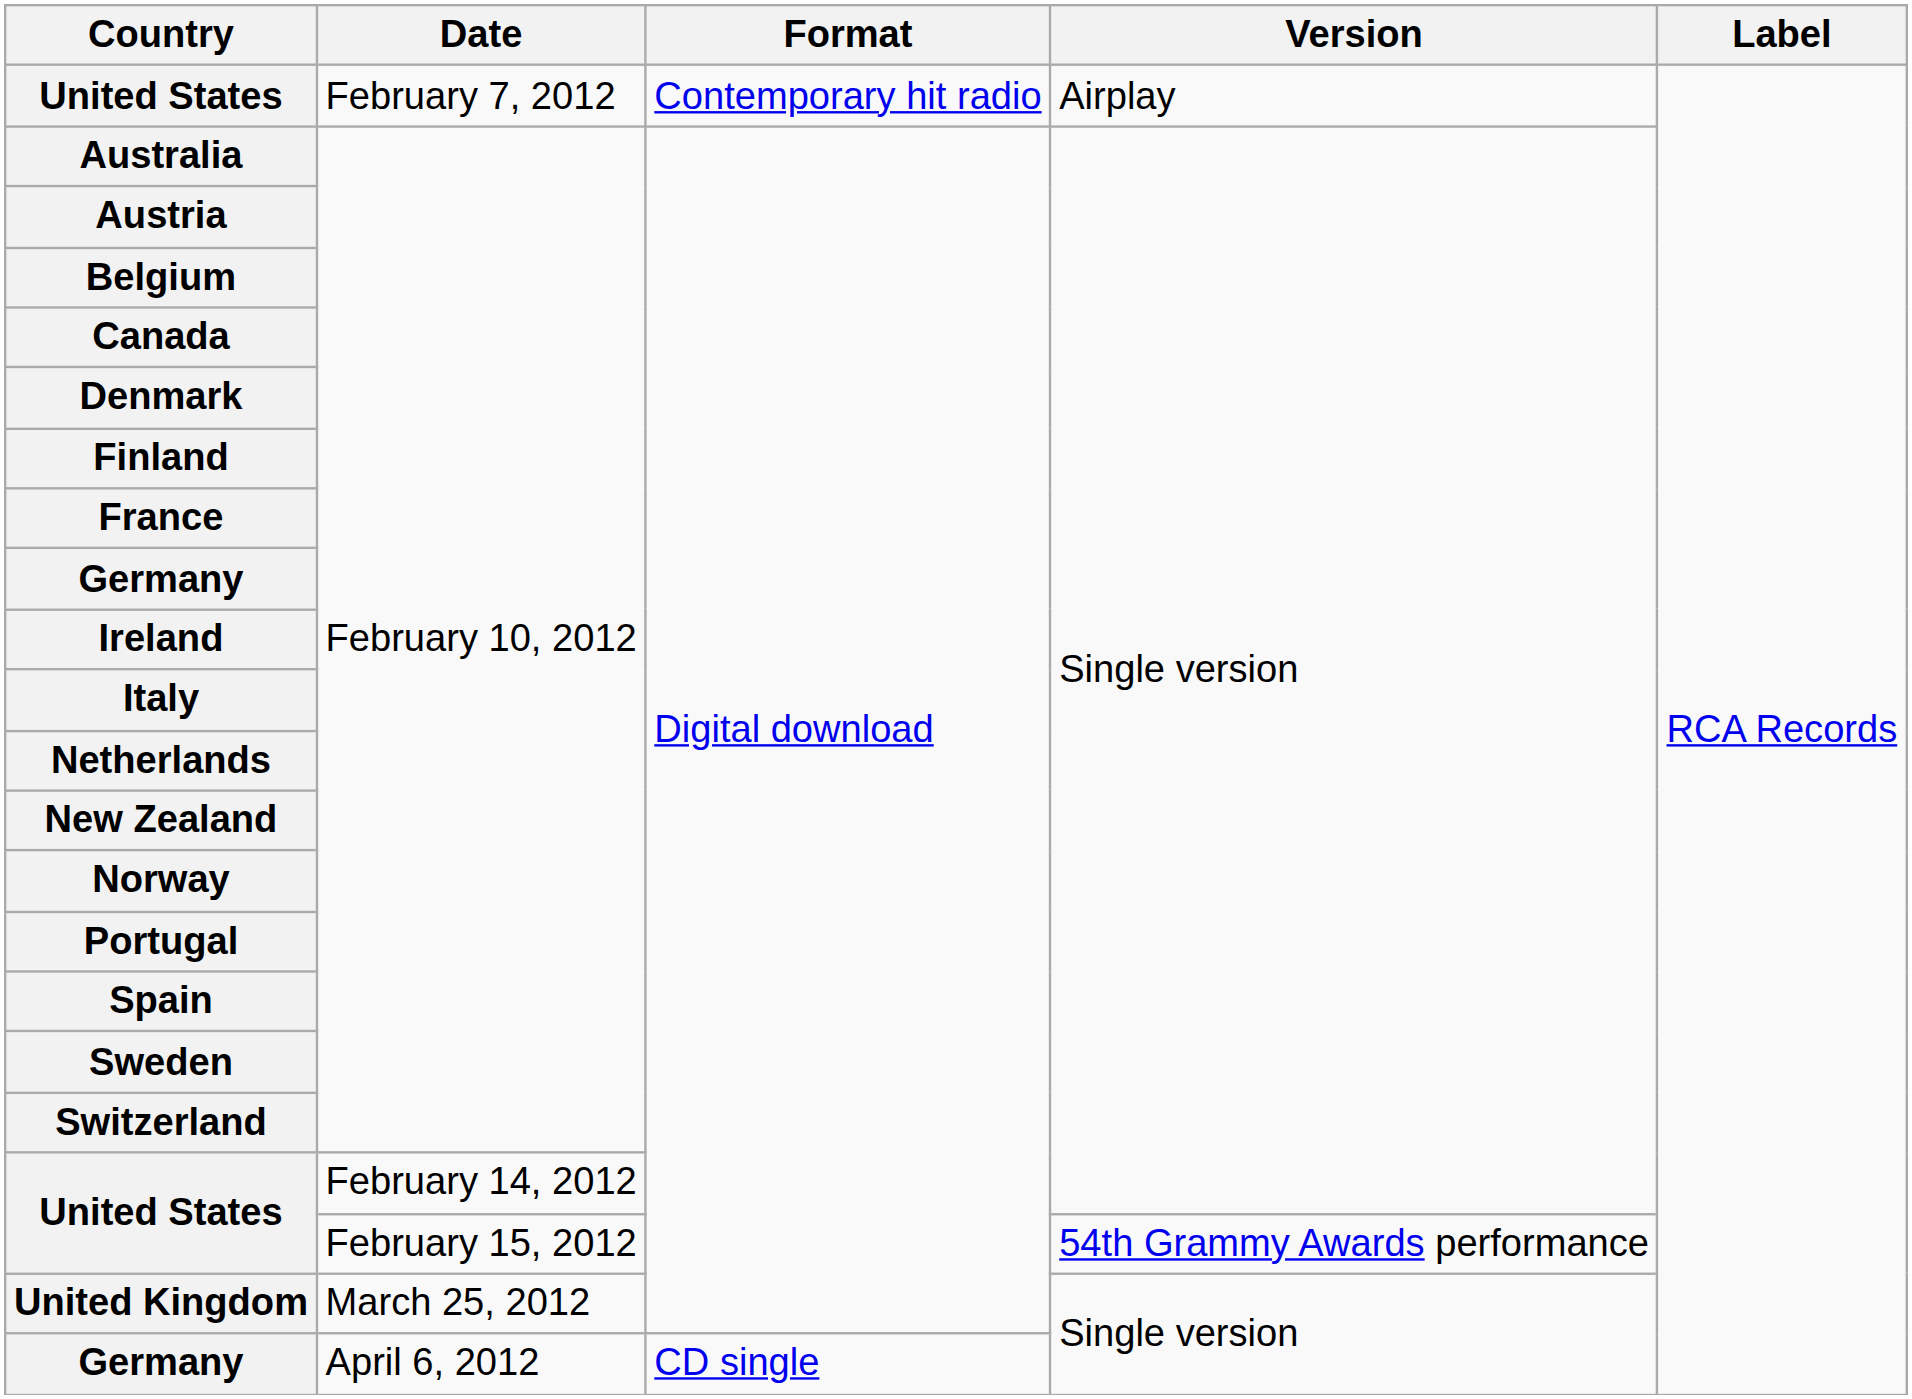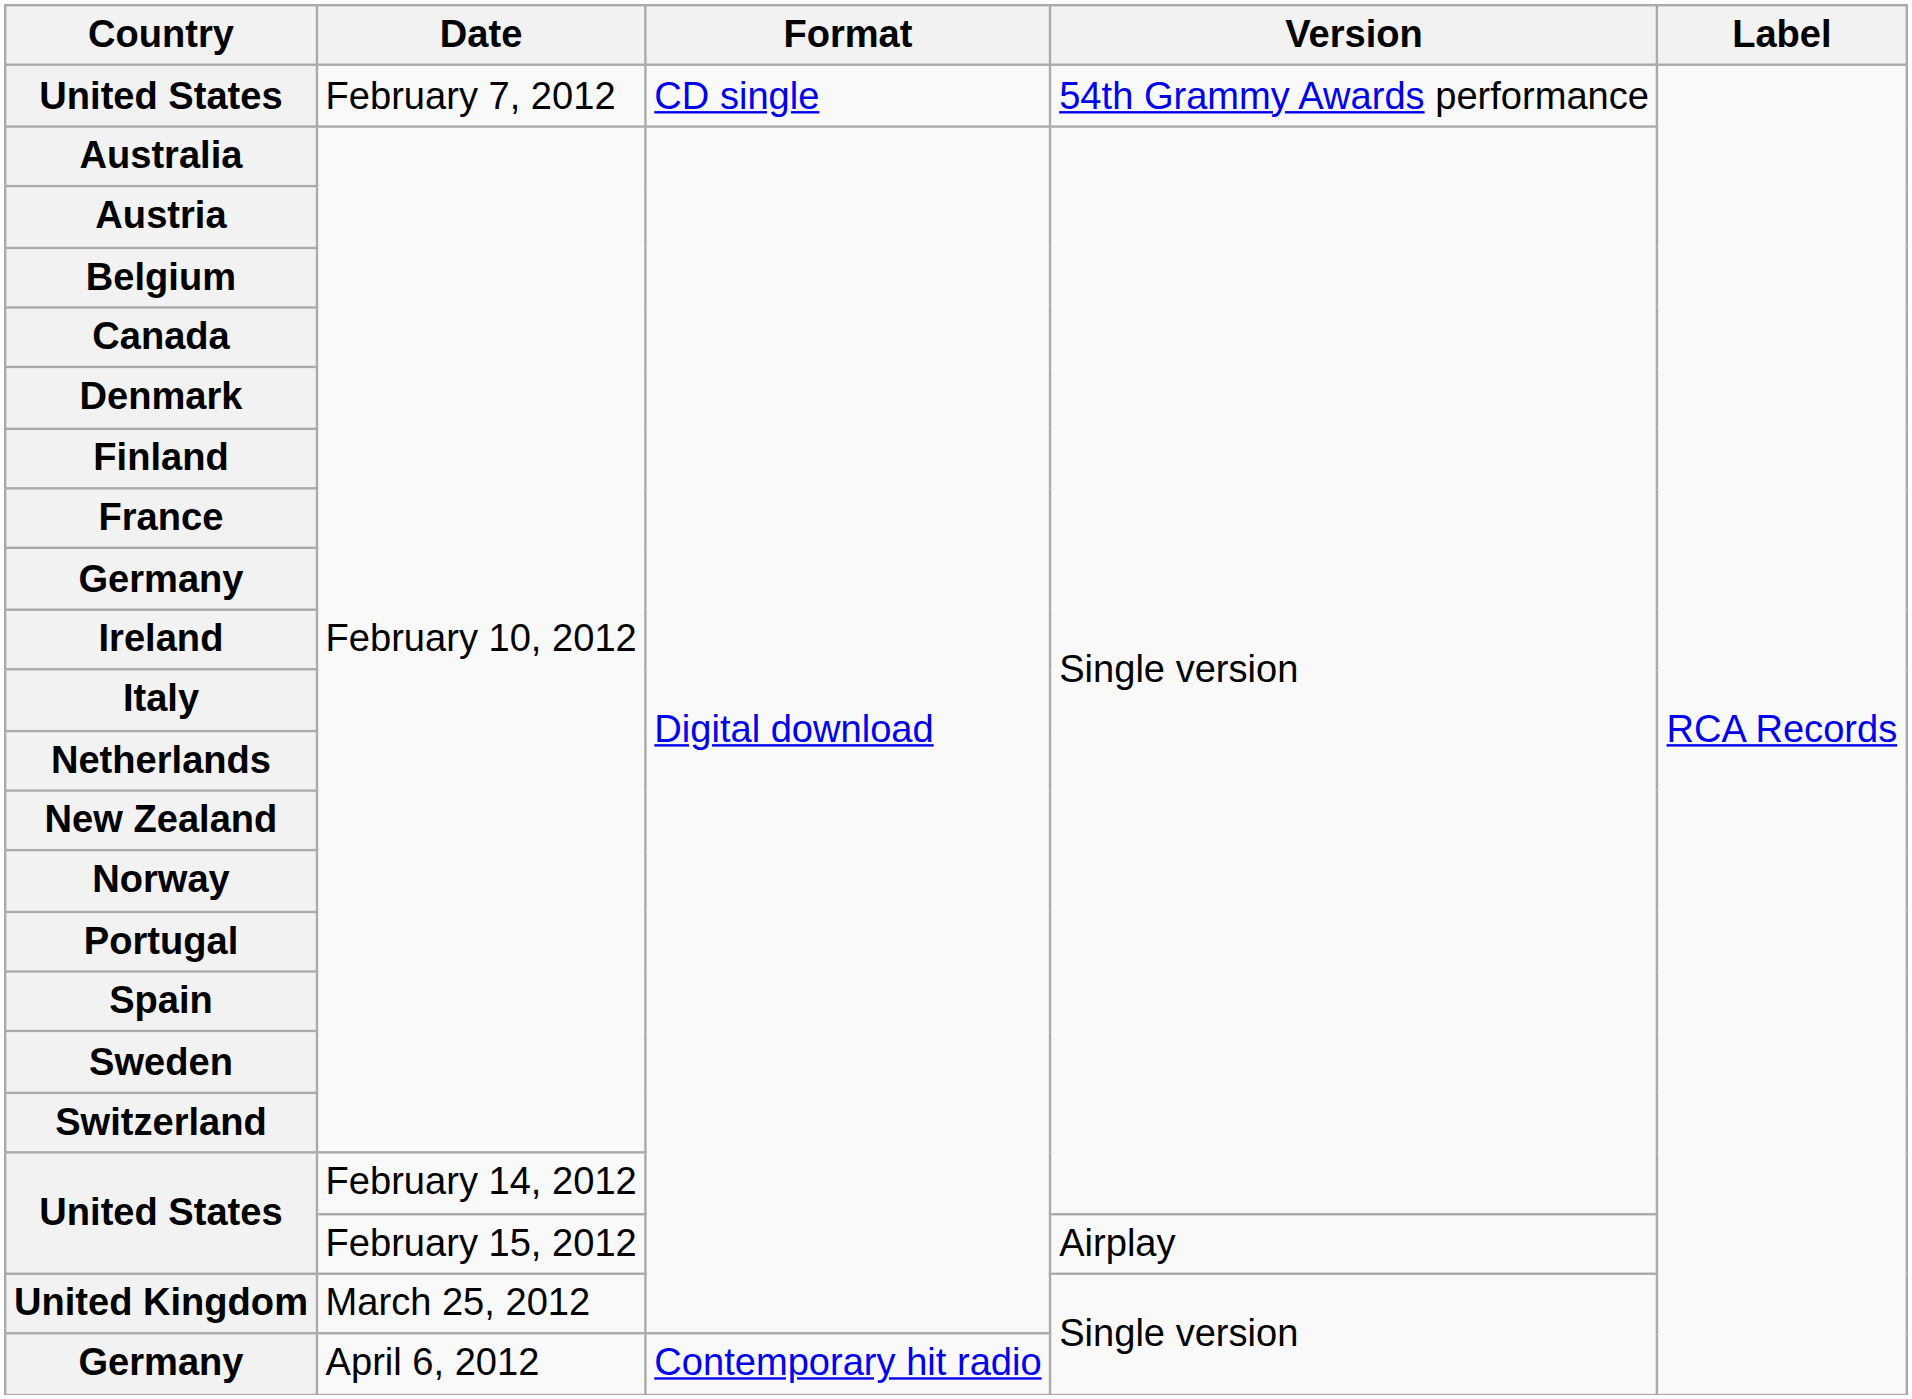(848, 95) Contemporary hit radio -> (737, 95) CD single
(1117, 95) Airplay -> (1354, 95) 54th Grammy Awards performance
(1354, 1242) 54th Grammy Awards performance -> (1117, 1242) Airplay
(737, 1363) CD single -> (848, 1363) Contemporary hit radio
